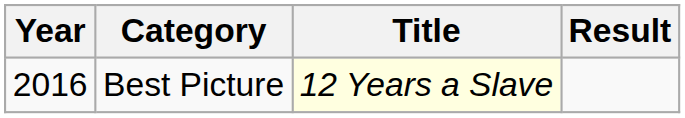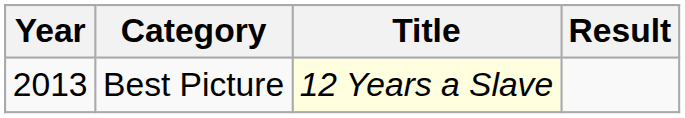(50, 84) 2016 -> (50, 84) 2013
